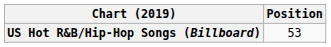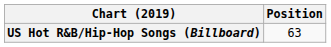(295, 33) 53 -> (295, 33) 63
